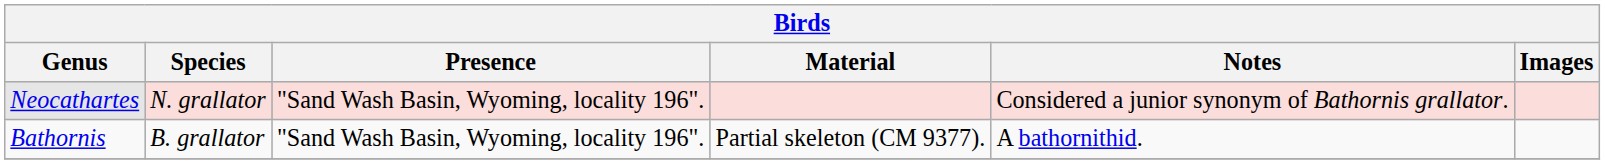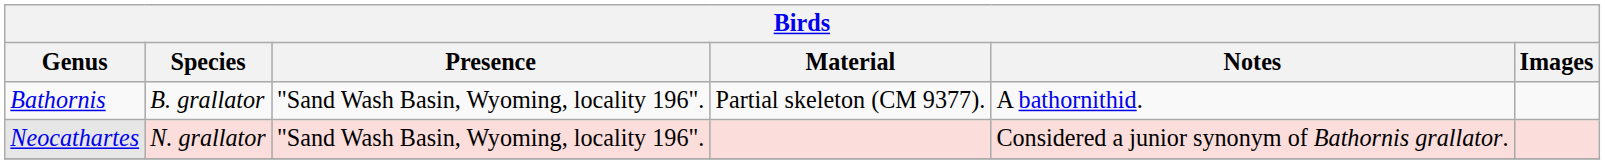rows swapped: (58, 138) <-> (75, 100)
